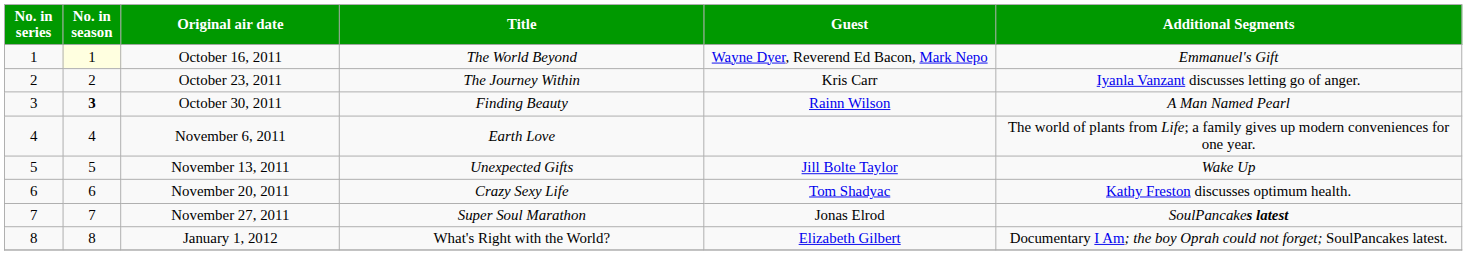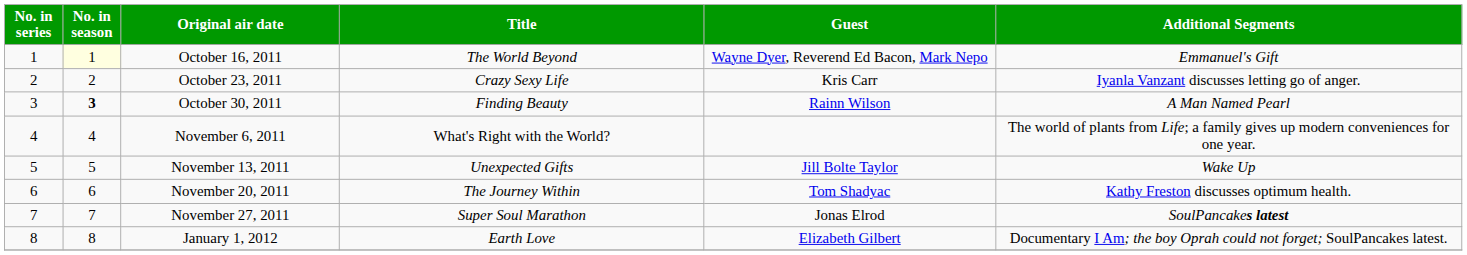(522, 80) The Journey Within -> (522, 80) Crazy Sexy Life
(522, 135) Earth Love -> (522, 135) What's Right with the World?
(522, 191) Crazy Sexy Life -> (522, 191) The Journey Within
(522, 238) What's Right with the World? -> (522, 238) Earth Love
